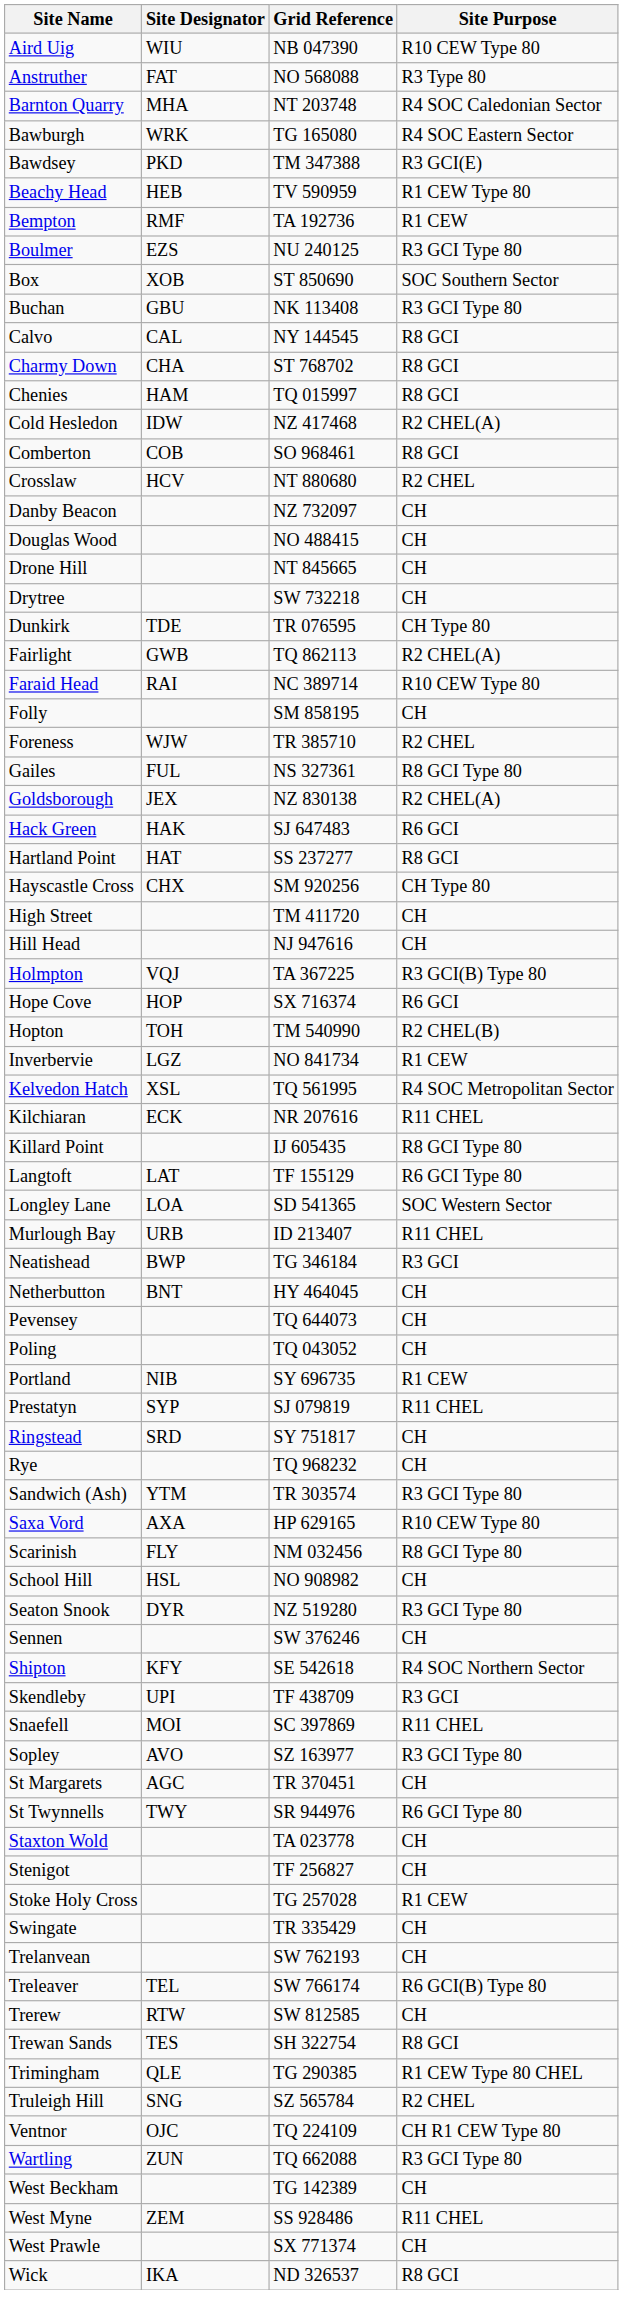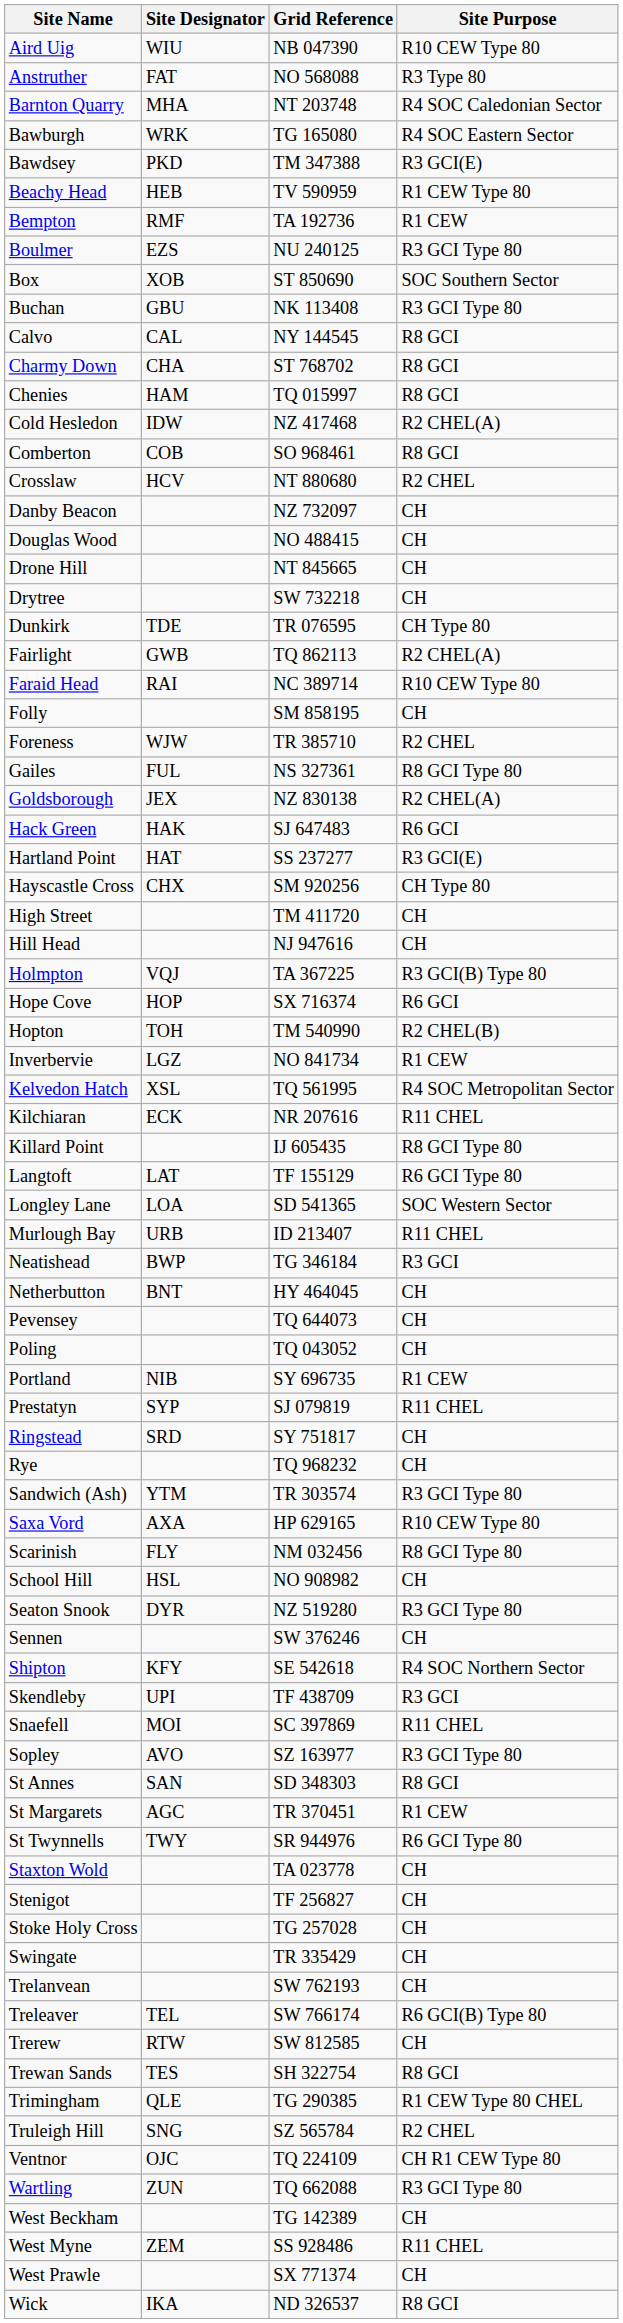(430, 857) R8 GCI -> (442, 857) R3 GCI(E)
+ row: (41, 1783)
(414, 1783) CH -> (435, 1812) R1 CEW
(435, 1899) R1 CEW -> (414, 1928) CH
